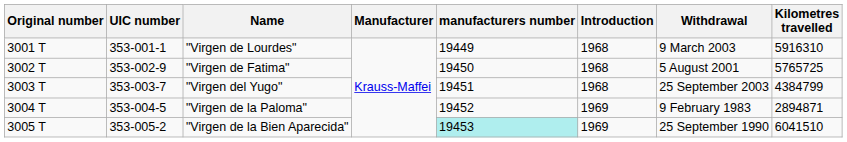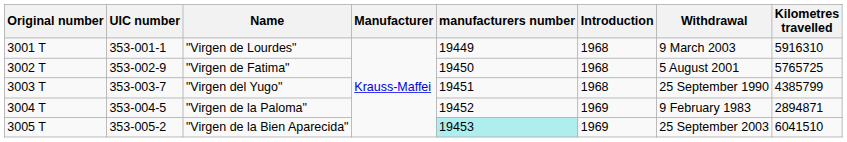(714, 87) 25 September 2003 -> (714, 87) 25 September 1990
(799, 87) 4384799 -> (799, 87) 4385799
(714, 127) 25 September 1990 -> (714, 127) 25 September 2003
